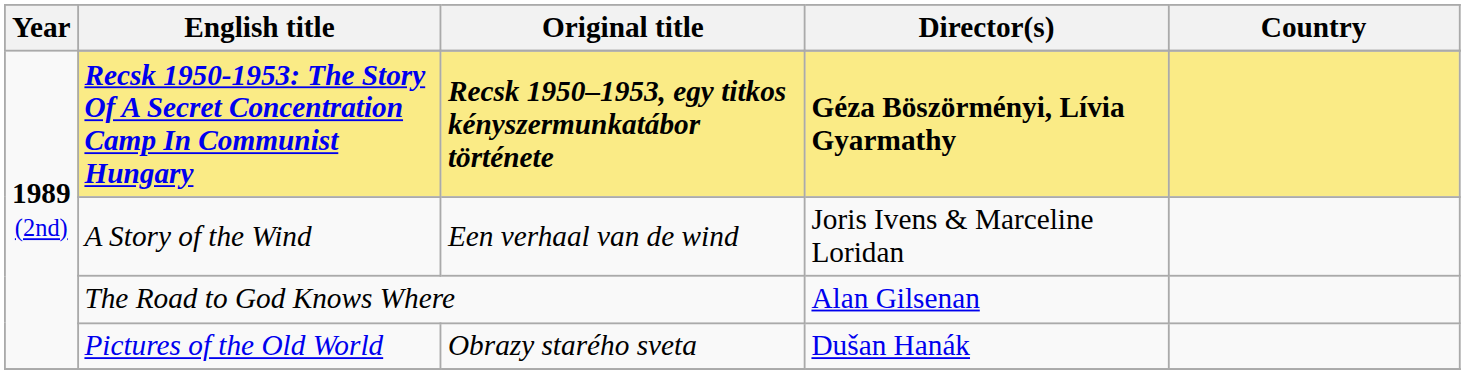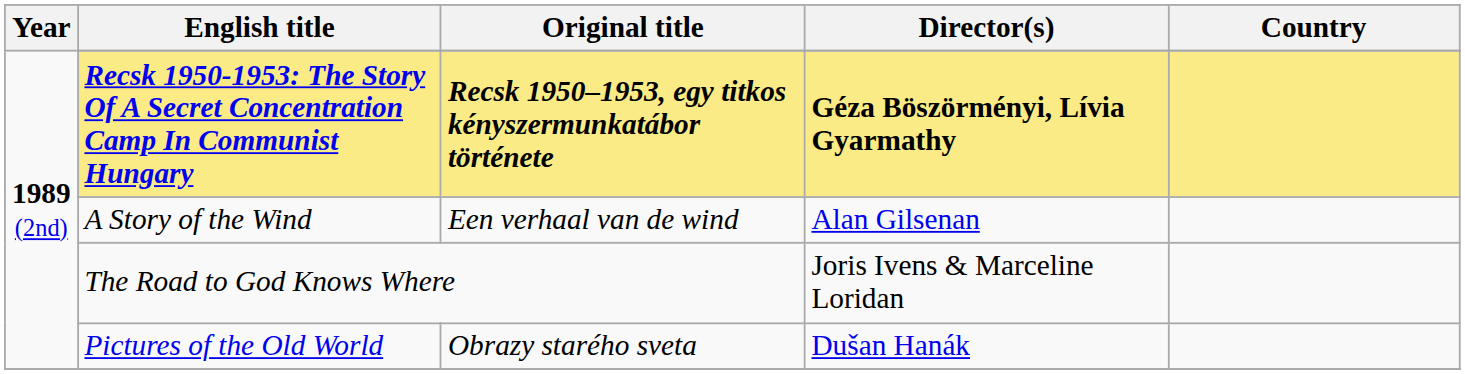(953, 235) Joris Ivens & Marceline Loridan -> (896, 219) Alan Gilsenan
(896, 298) Alan Gilsenan -> (953, 282) Joris Ivens & Marceline Loridan
